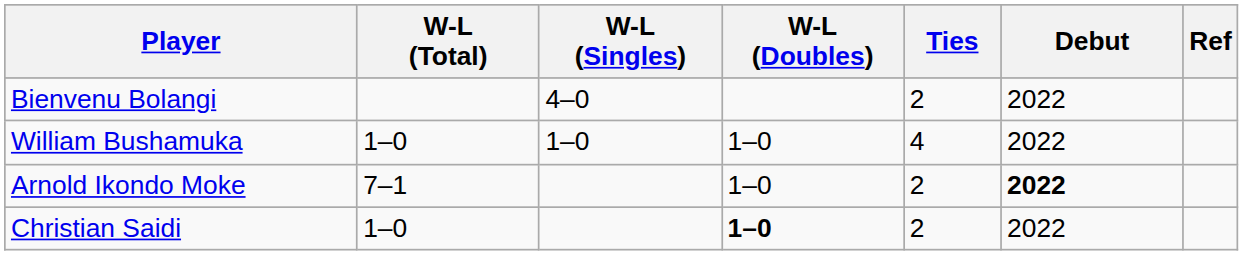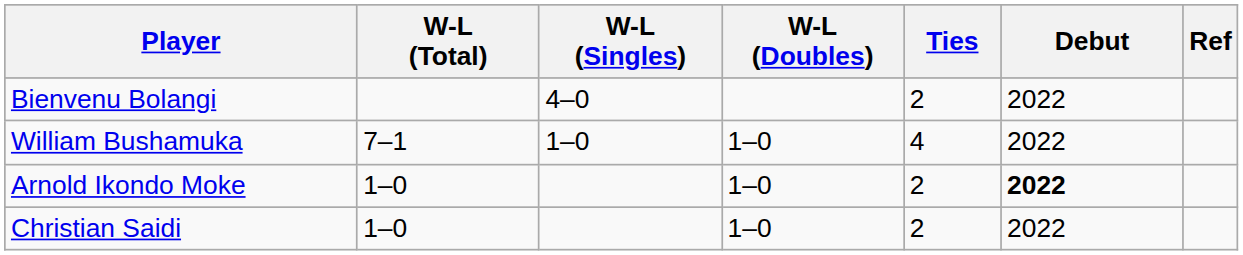(385, 141) 1–0 -> (385, 141) 7–1
(385, 184) 7–1 -> (385, 184) 1–0
(750, 227) bold -> (750, 227) normal
